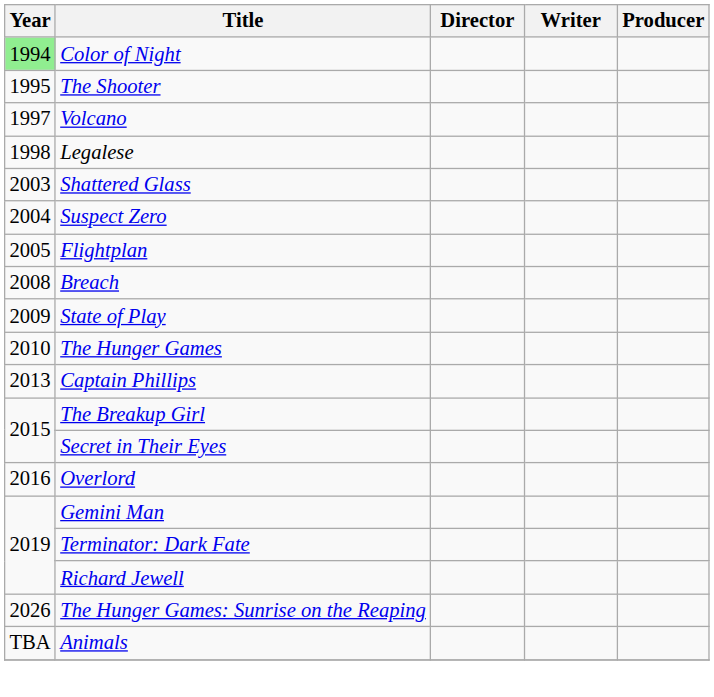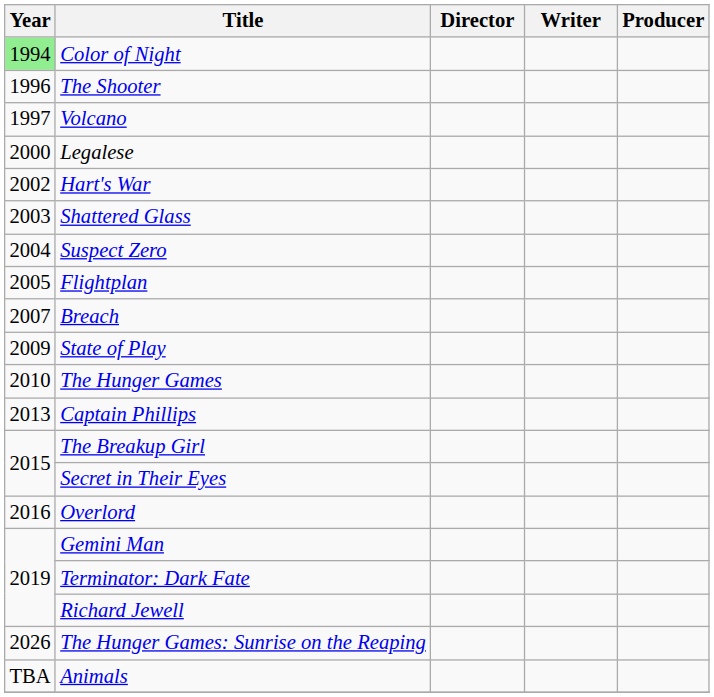(30, 86) 1995 -> (30, 86) 1996
(30, 151) 1998 -> (30, 151) 2000
+ row: (105, 184)
(30, 282) 2008 -> (30, 315) 2007
